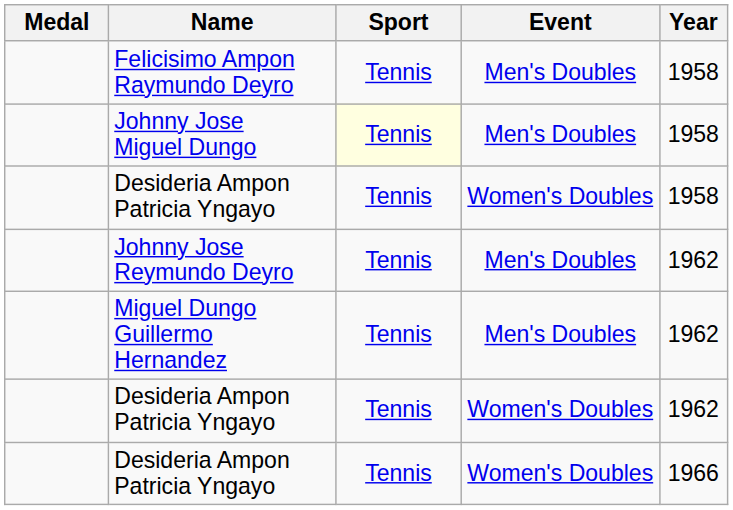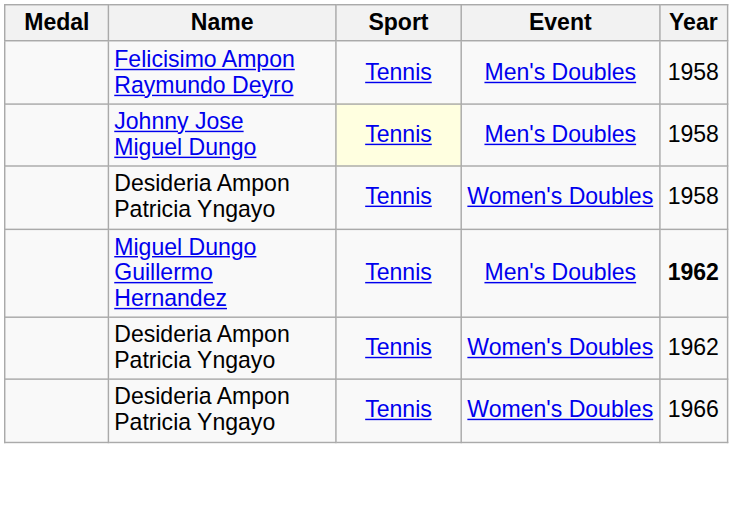- row: (204, 259)
(693, 335) normal -> (693, 272) bold
